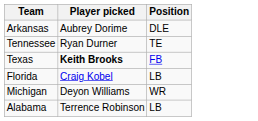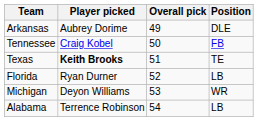+ column: (178, 12)
(89, 44) Ryan Durner -> (86, 44) Craig Kobel
(156, 44) TE -> (218, 44) FB
(156, 60) FB -> (218, 60) TE
(86, 76) Craig Kobel -> (89, 76) Ryan Durner
